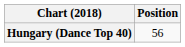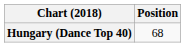(158, 32) 56 -> (158, 32) 68
